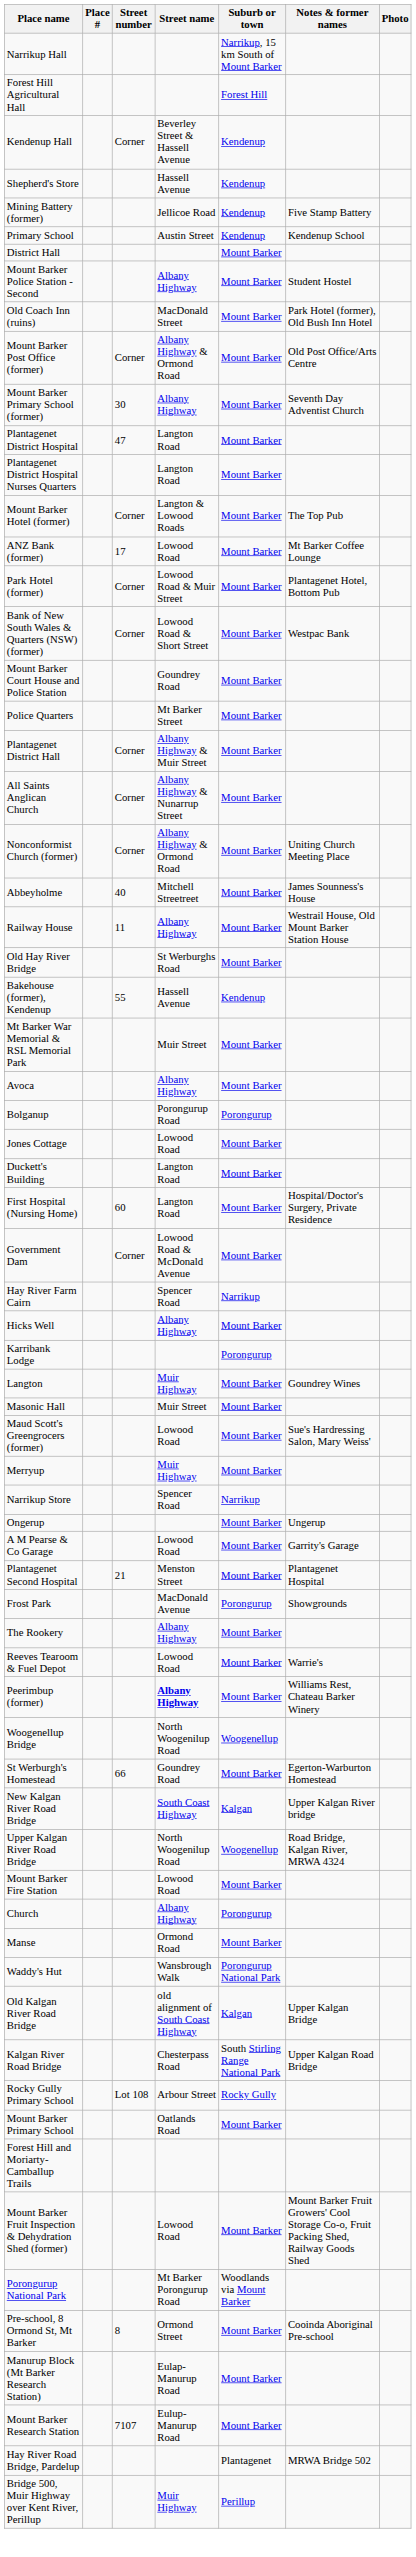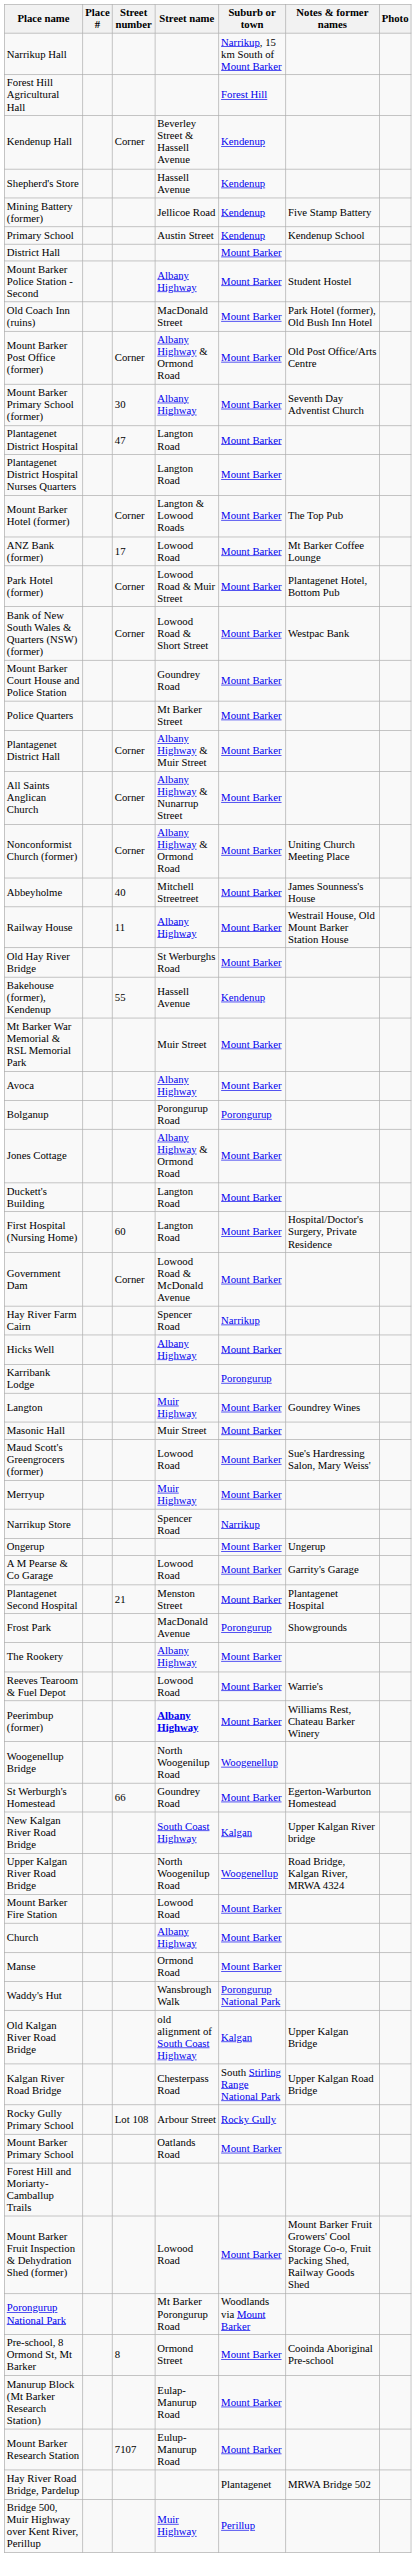(175, 1144) Lowood Road -> (183, 1156) Albany Highway & Ormond Road
(246, 1913) Porongurup -> (251, 1938) Mount Barker
